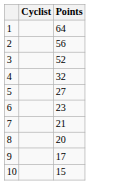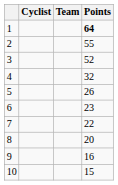+ column: (68, 12)
(61, 28) normal -> (89, 28) bold
(61, 44) 56 -> (89, 44) 55
(61, 92) 27 -> (89, 92) 26
(61, 124) 21 -> (89, 124) 22
(61, 156) 17 -> (89, 156) 16
